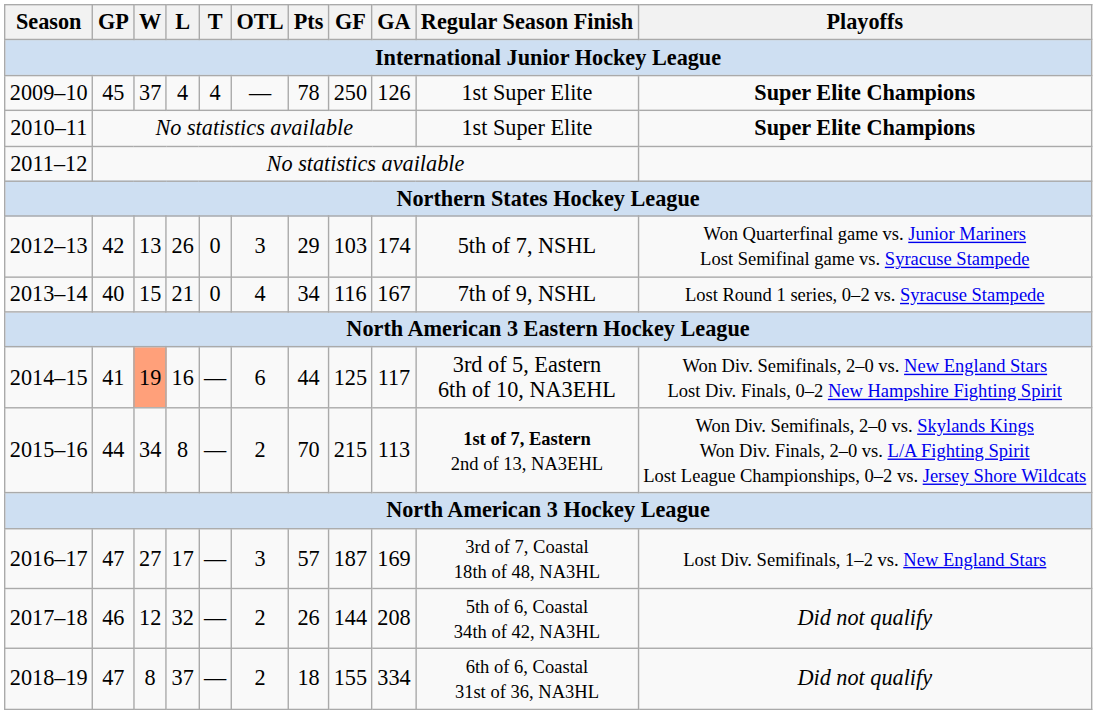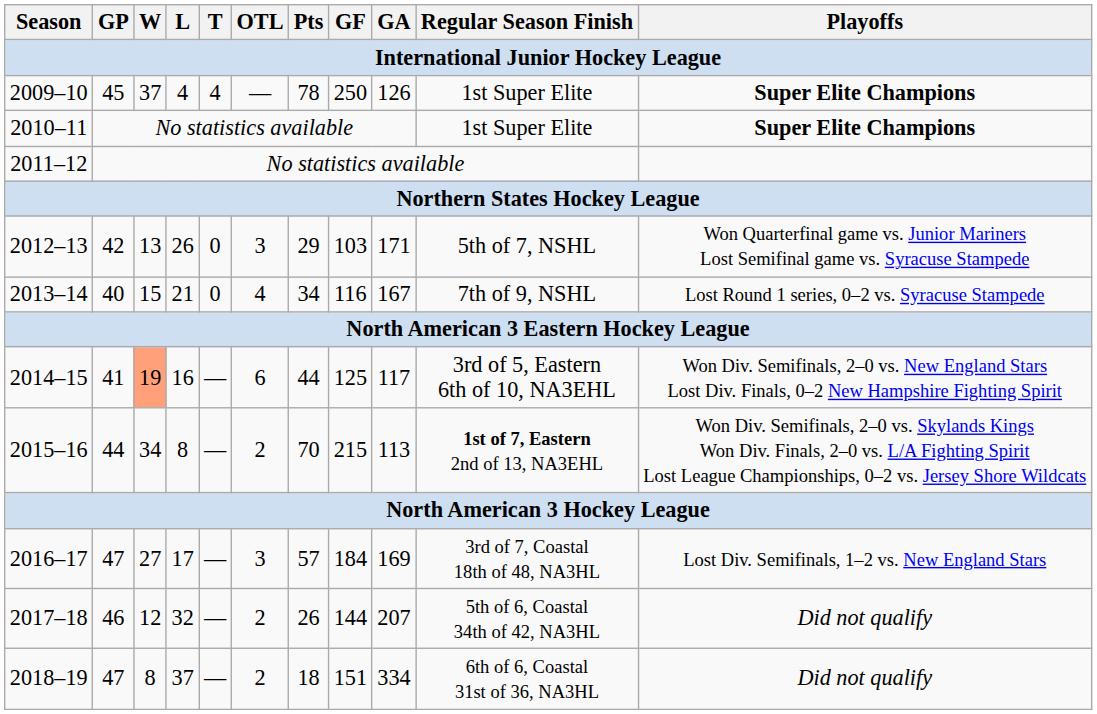(394, 246) 174 -> (394, 246) 171
(350, 557) 187 -> (350, 557) 184
(394, 618) 208 -> (394, 618) 207
(350, 678) 155 -> (350, 678) 151
